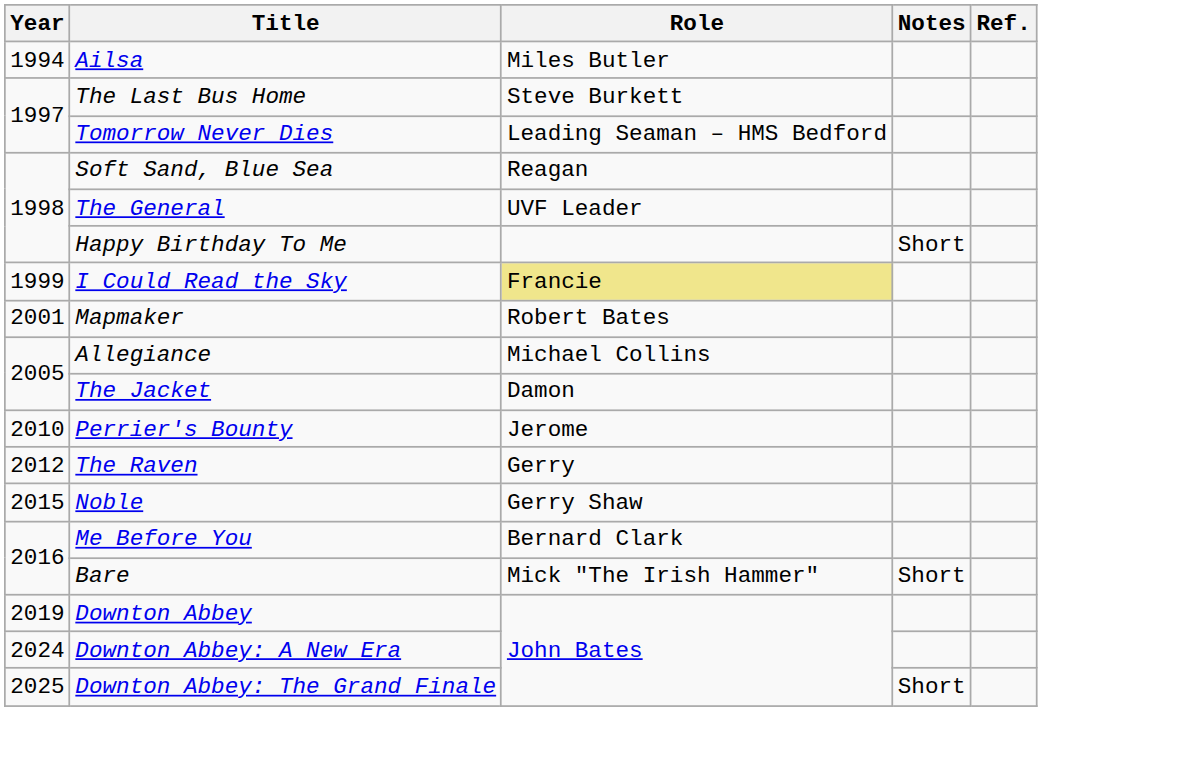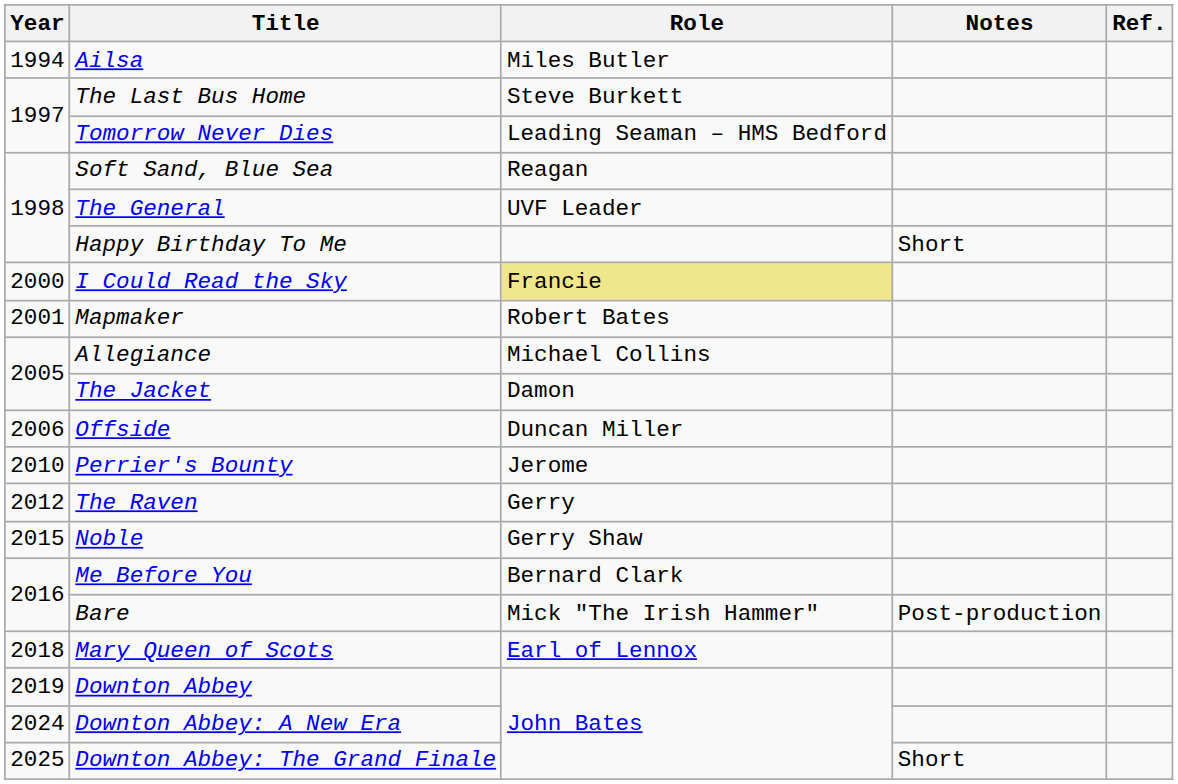(37, 281) 1999 -> (37, 281) 2000
+ row: (123, 429)
(932, 576) Short -> (1000, 613) Post-production
+ row: (204, 650)
